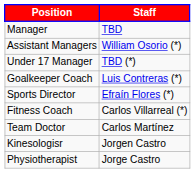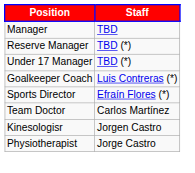- row: (52, 46)
+ row: (48, 46)
- row: (40, 111)
